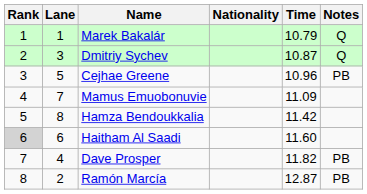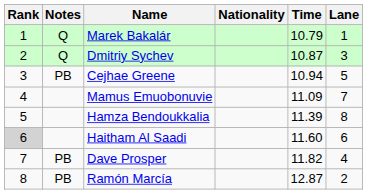columns swapped: (60, 14) <-> (341, 14)
(301, 76) 10.96 -> (307, 76) 10.94
(301, 117) 11.42 -> (307, 117) 11.39
